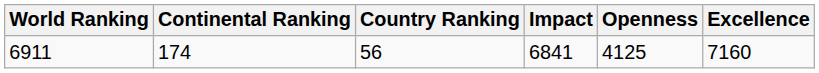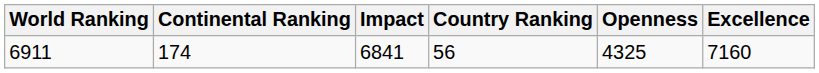columns swapped: (440, 20) <-> (561, 20)
(624, 51) 4125 -> (624, 51) 4325
